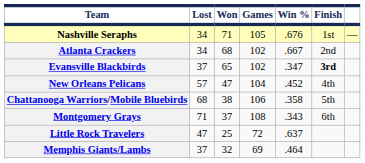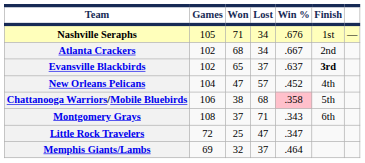columns swapped: (258, 15) <-> (202, 15)
(294, 67) .347 -> (294, 67) .637
(294, 100) no background -> (294, 100) pink background
(294, 133) .637 -> (294, 133) .347
